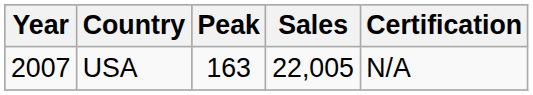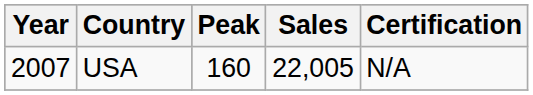(229, 68) 163 -> (229, 68) 160
